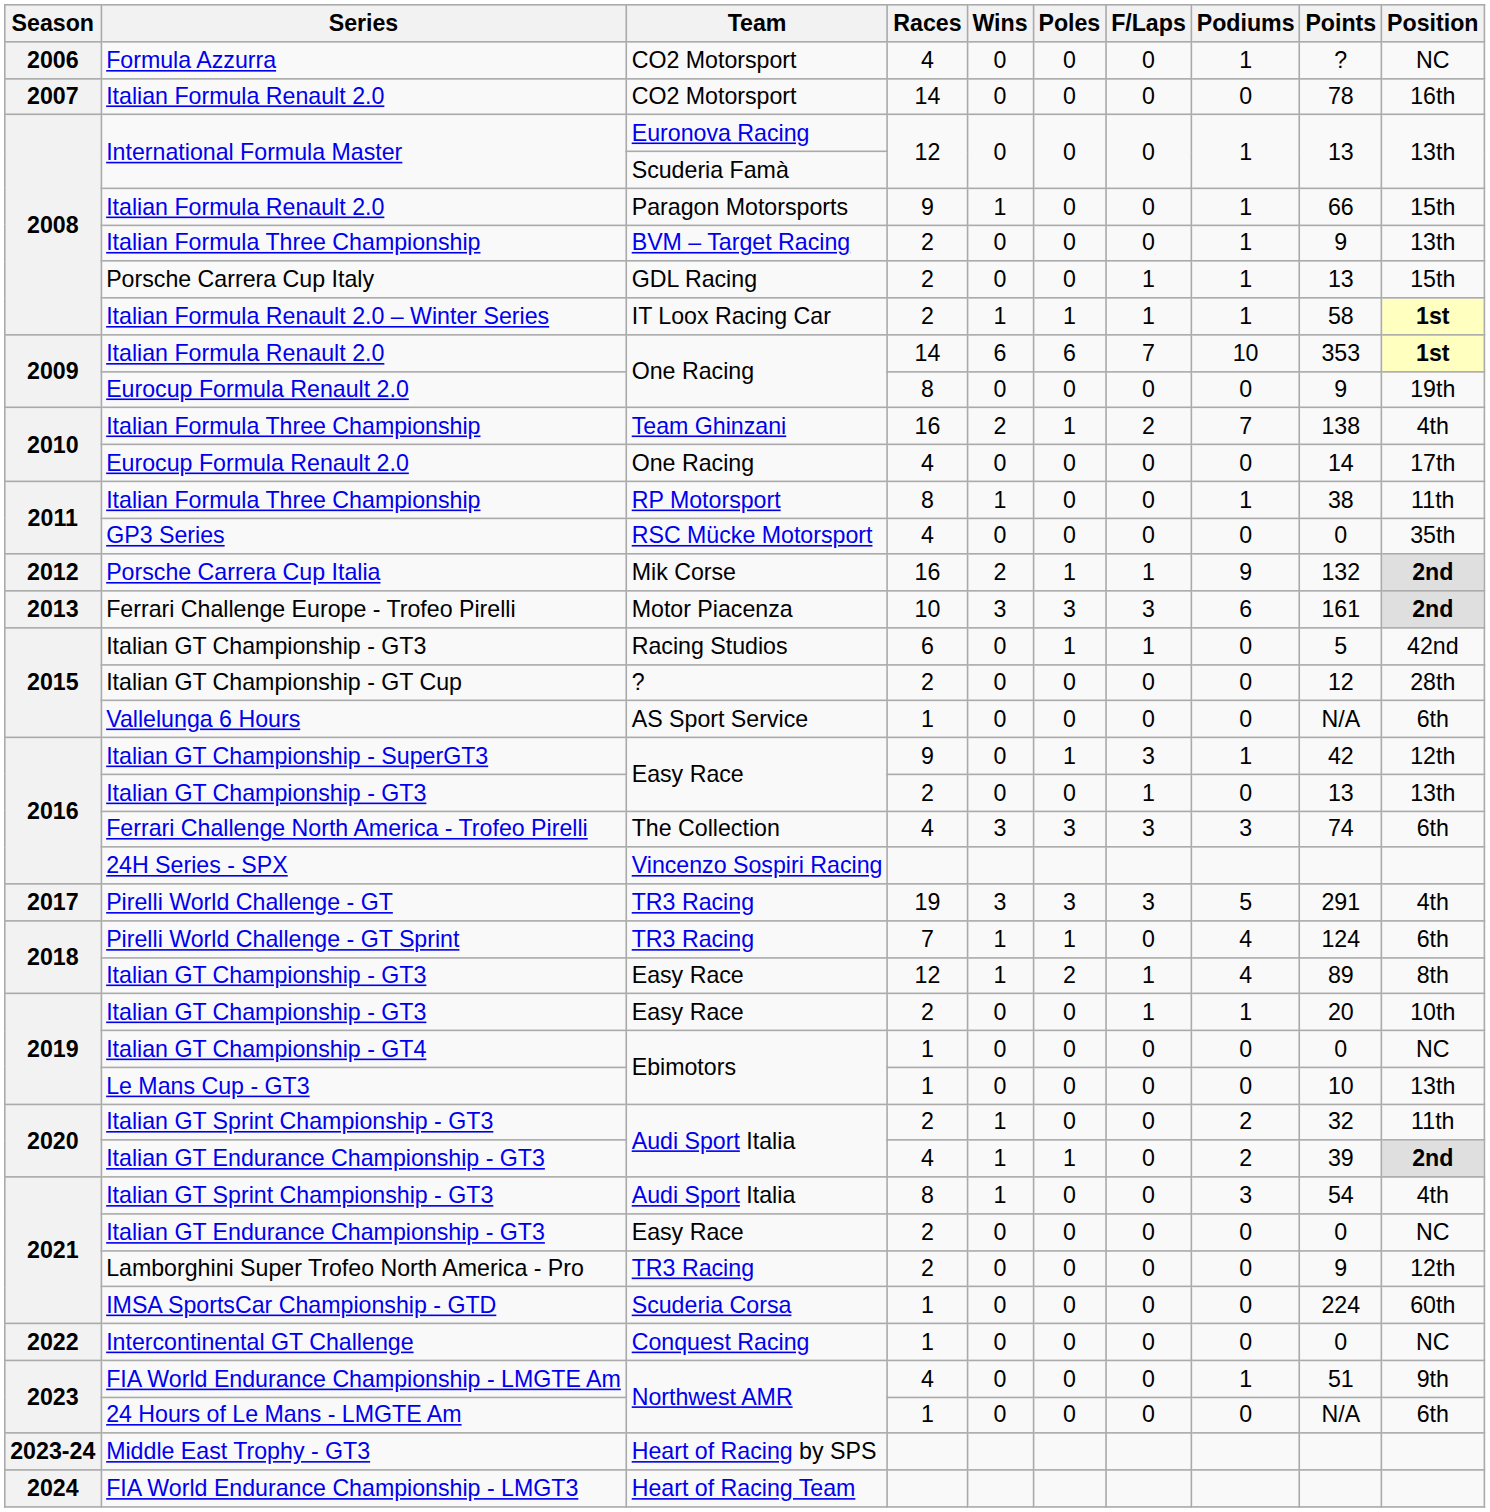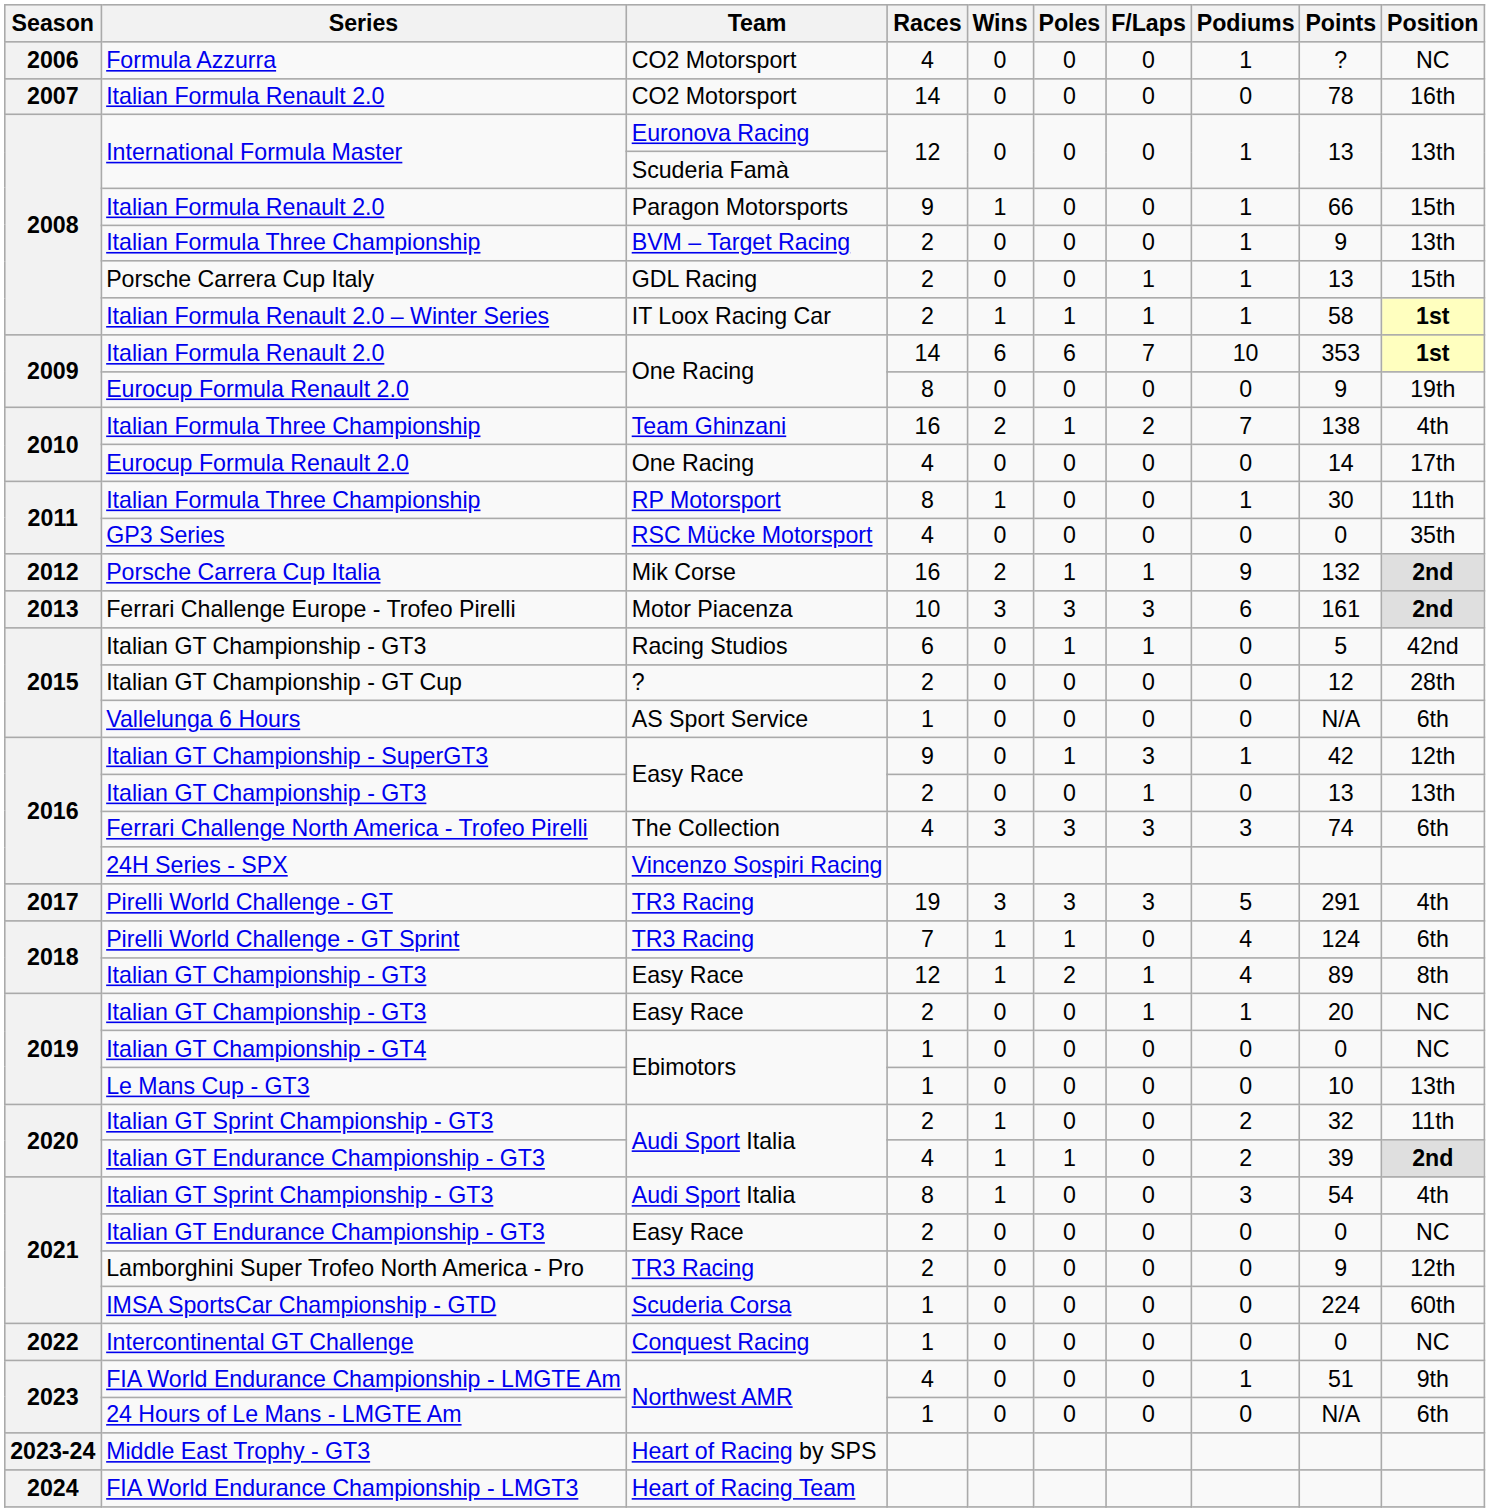(1341, 500) 38 -> (1341, 500) 30
(1433, 1012) 10th -> (1433, 1012) NC
